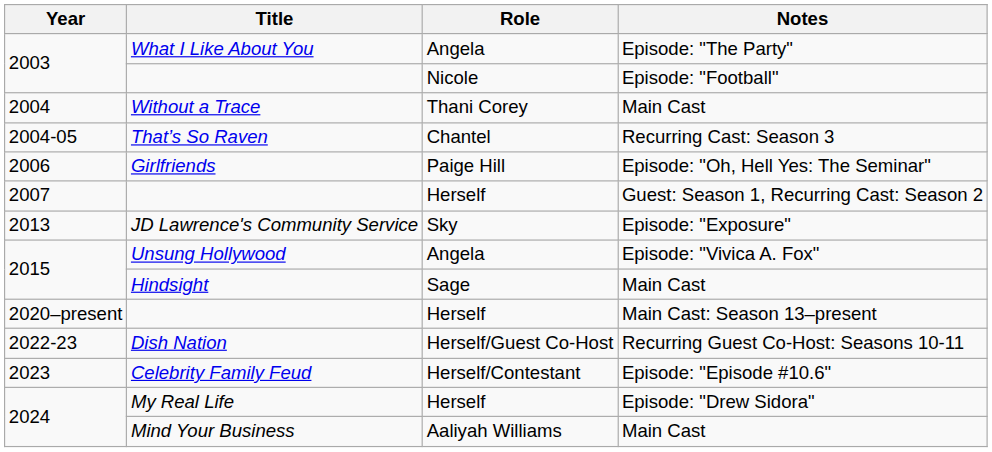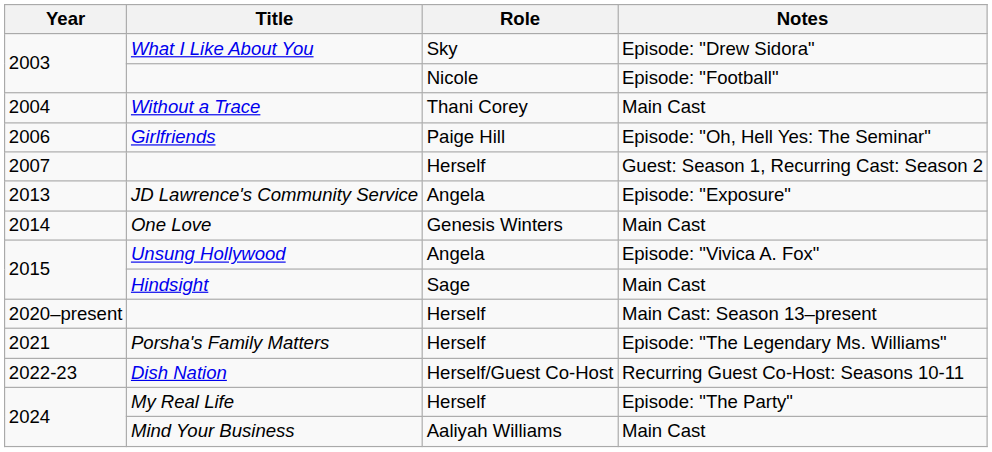(456, 48) Angela -> (442, 48) Sky
(707, 48) Episode: "The Party" -> (718, 48) Episode: "Drew Sidora"
- row: (43, 136)
(442, 225) Sky -> (456, 195) Angela
+ row: (30, 225)
+ row: (30, 343)
- row: (30, 372)
(718, 401) Episode: "Drew Sidora" -> (707, 401) Episode: "The Party"
